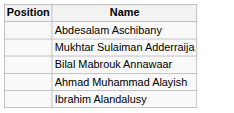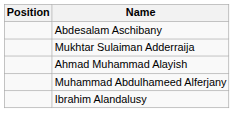- row: (113, 64)
+ row: (141, 82)
